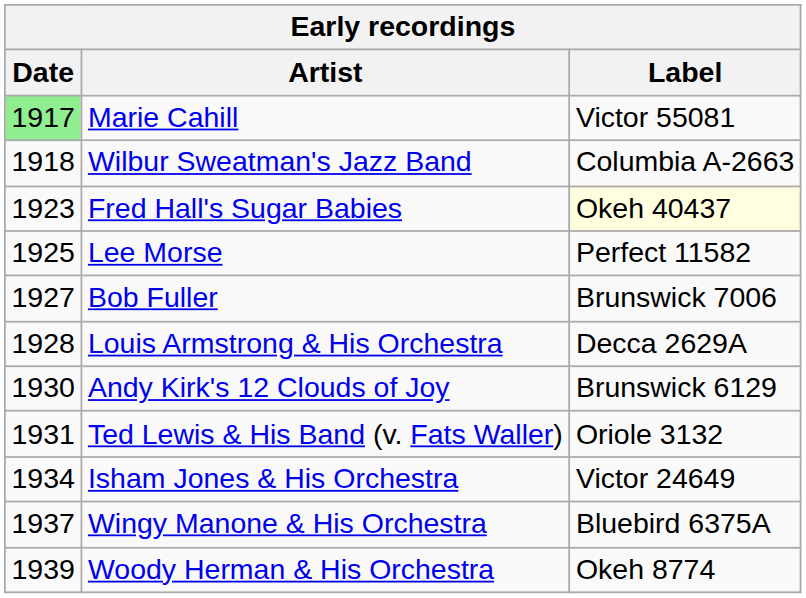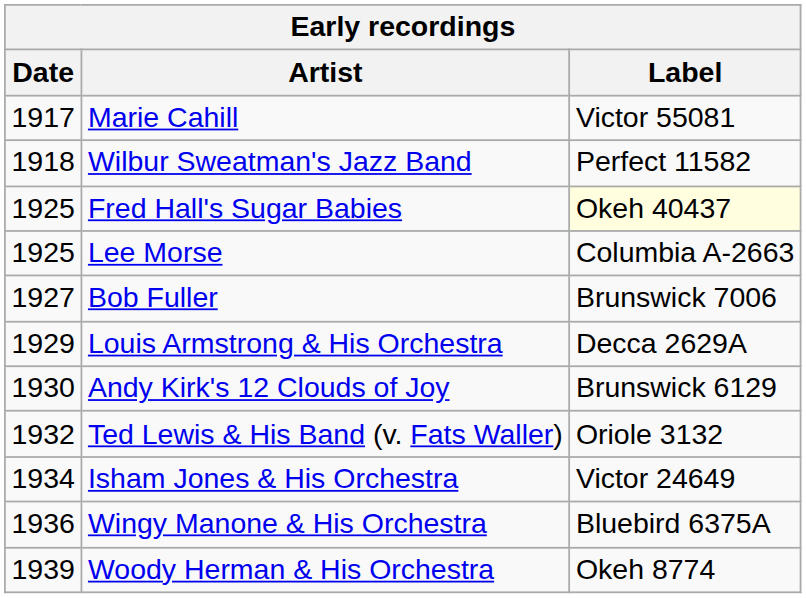(43, 117) lightgreen background -> (43, 117) no background
(685, 162) Columbia A-2663 -> (664, 162) Perfect 11582
(43, 207) 1923 -> (43, 207) 1925
(664, 252) Perfect 11582 -> (685, 252) Columbia A-2663
(43, 343) 1928 -> (43, 343) 1929
(43, 433) 1931 -> (43, 433) 1932
(43, 523) 1937 -> (43, 523) 1936
